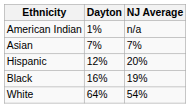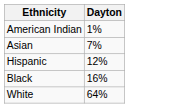- column: (155, 12)
